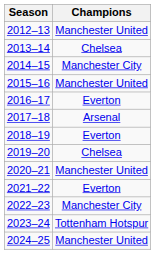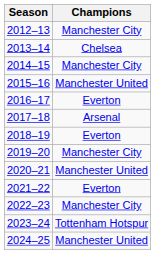(102, 30) Manchester United -> (102, 30) Manchester City
(102, 153) Chelsea -> (102, 153) Manchester City
